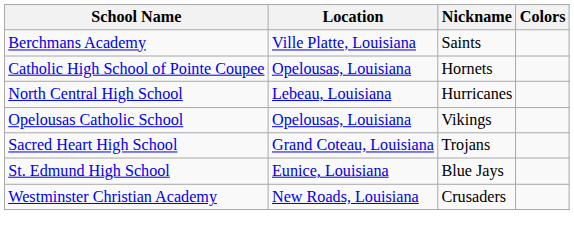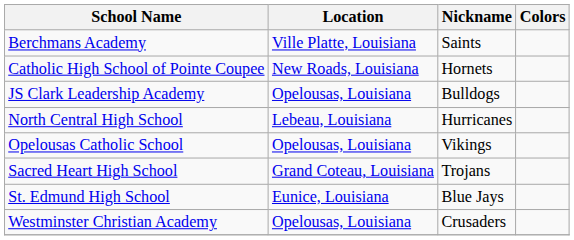(342, 68) Opelousas, Louisiana -> (345, 68) New Roads, Louisiana
+ row: (106, 94)
(345, 196) New Roads, Louisiana -> (342, 222) Opelousas, Louisiana
